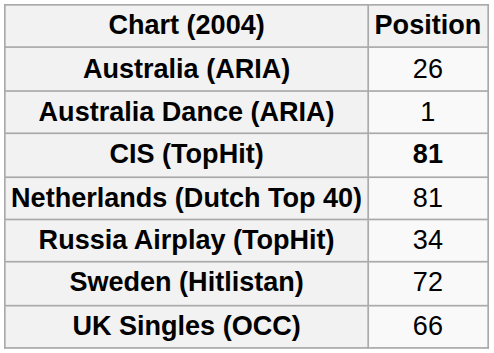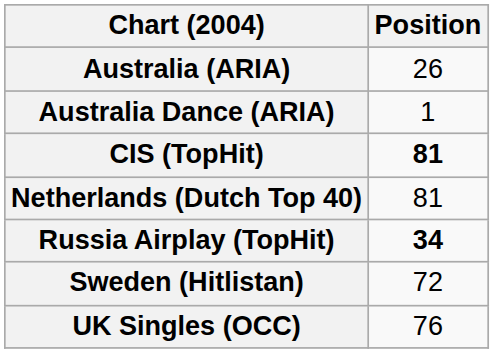(428, 240) normal -> (428, 240) bold
(428, 326) 66 -> (428, 326) 76
